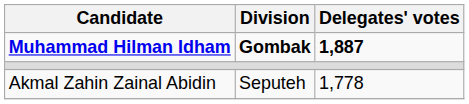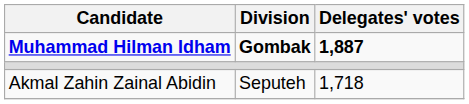(341, 83) 1,778 -> (341, 83) 1,718
